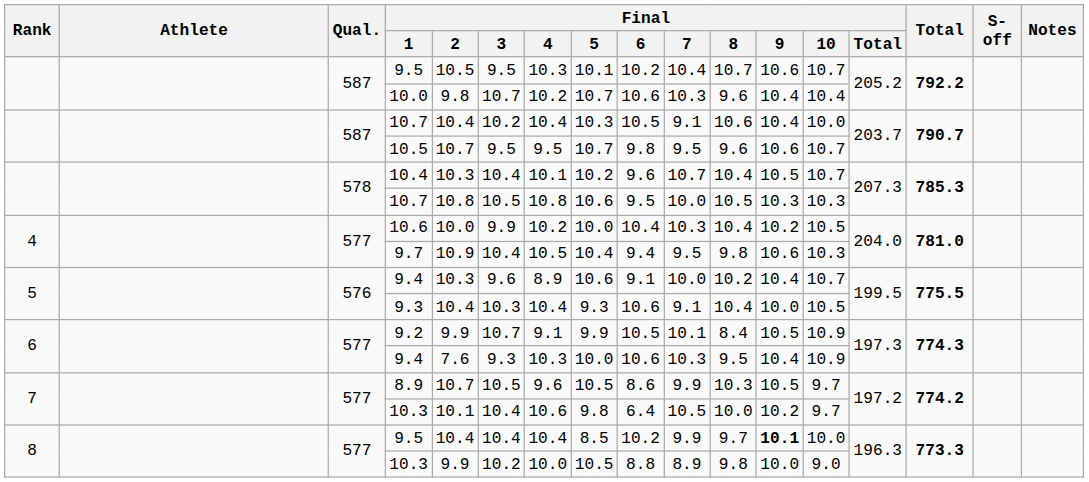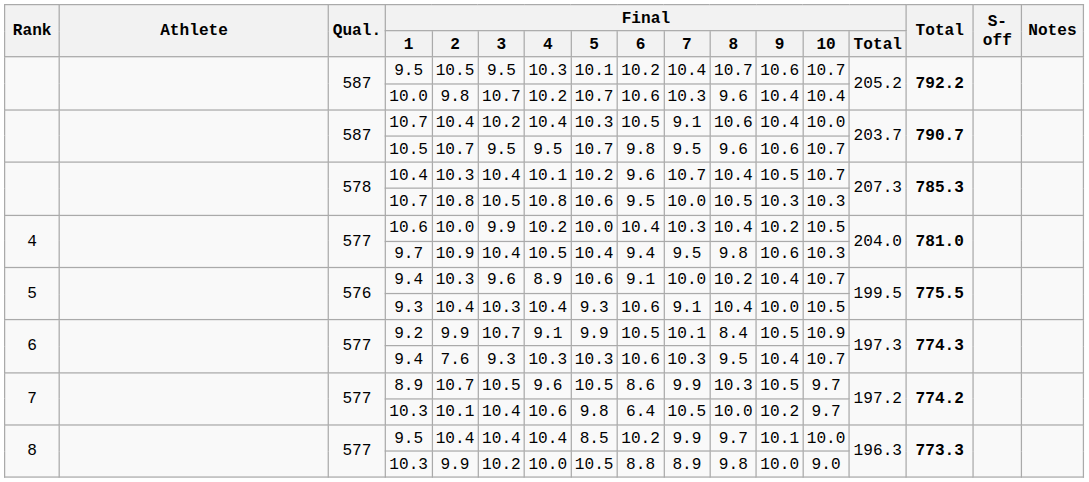(594, 359) 10.0 -> (594, 359) 10.3
(826, 359) 10.9 -> (826, 359) 10.7
(780, 438) bold -> (780, 438) normal
